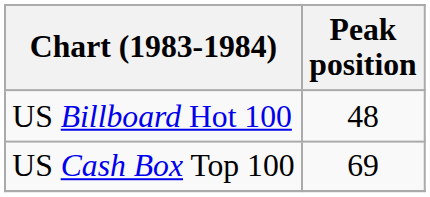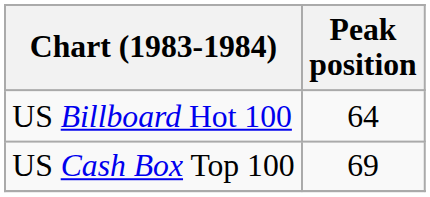(363, 115) 48 -> (363, 115) 64
